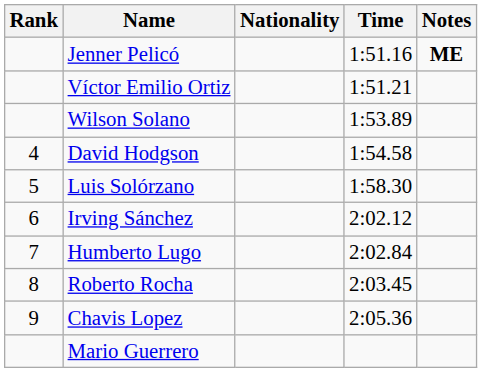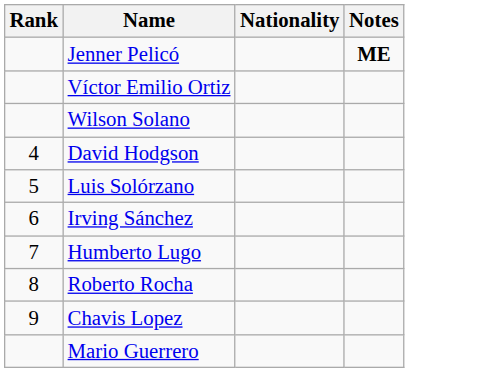- column: (381, 20)
